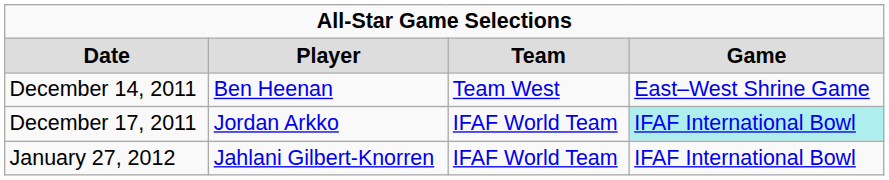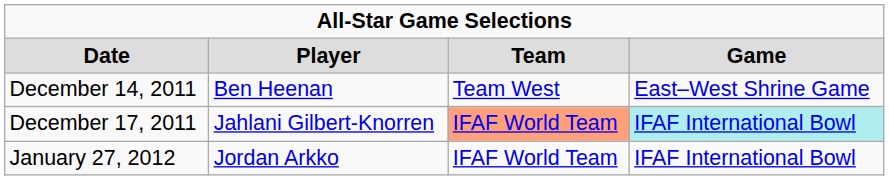(276, 123) Jordan Arkko -> (324, 123) Jahlani Gilbert-Knorren
(535, 123) no background -> (535, 123) lightsalmon background
(324, 157) Jahlani Gilbert-Knorren -> (276, 157) Jordan Arkko
